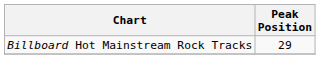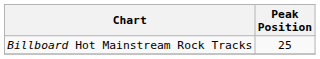(285, 45) 29 -> (285, 45) 25
